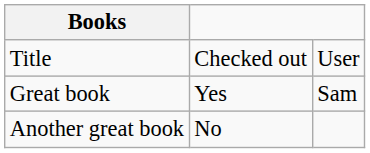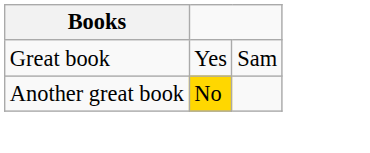- row: (31, 57)
(208, 128) no background -> (208, 93) gold background
